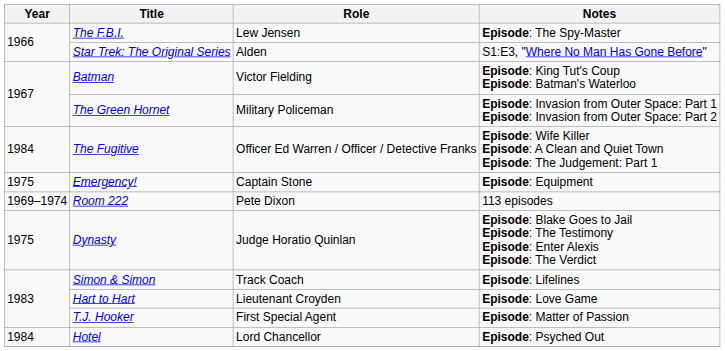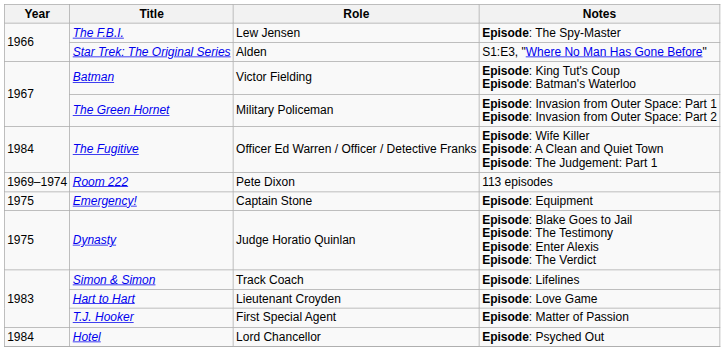rows swapped: (100, 201) <-> (105, 182)
